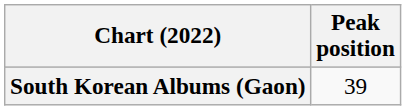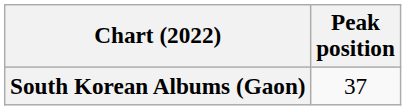(356, 85) 39 -> (356, 85) 37
